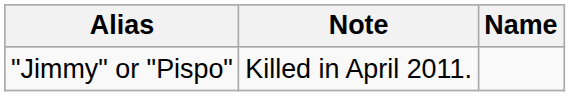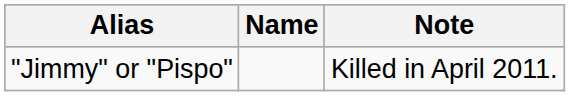columns swapped: (521, 25) <-> (359, 25)
